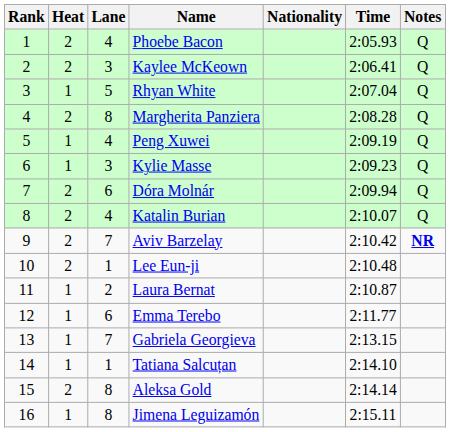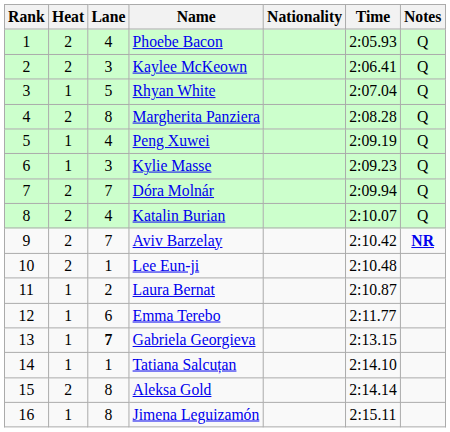(108, 191) 6 -> (108, 191) 7
(108, 340) normal -> (108, 340) bold
